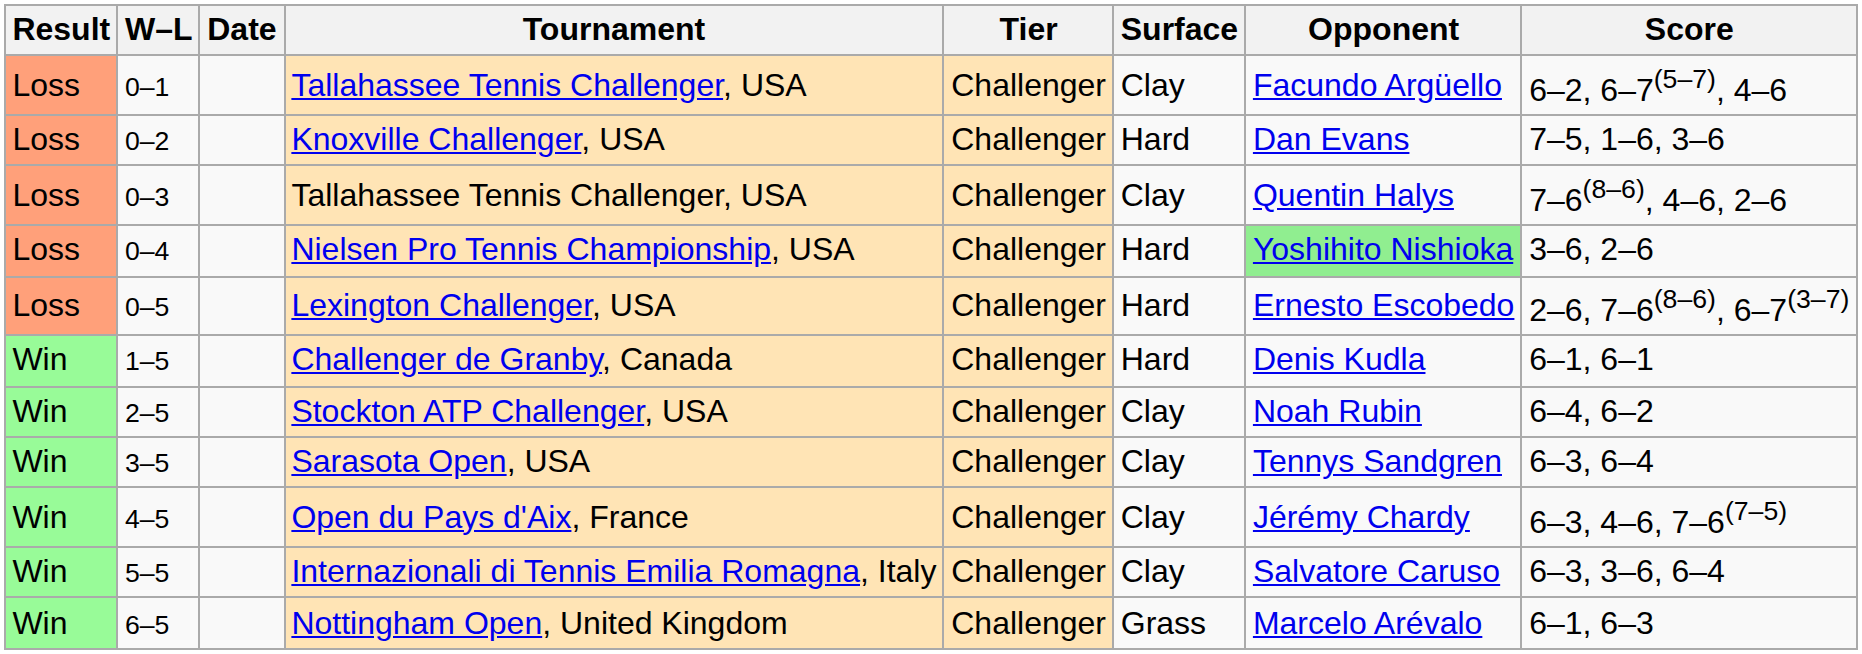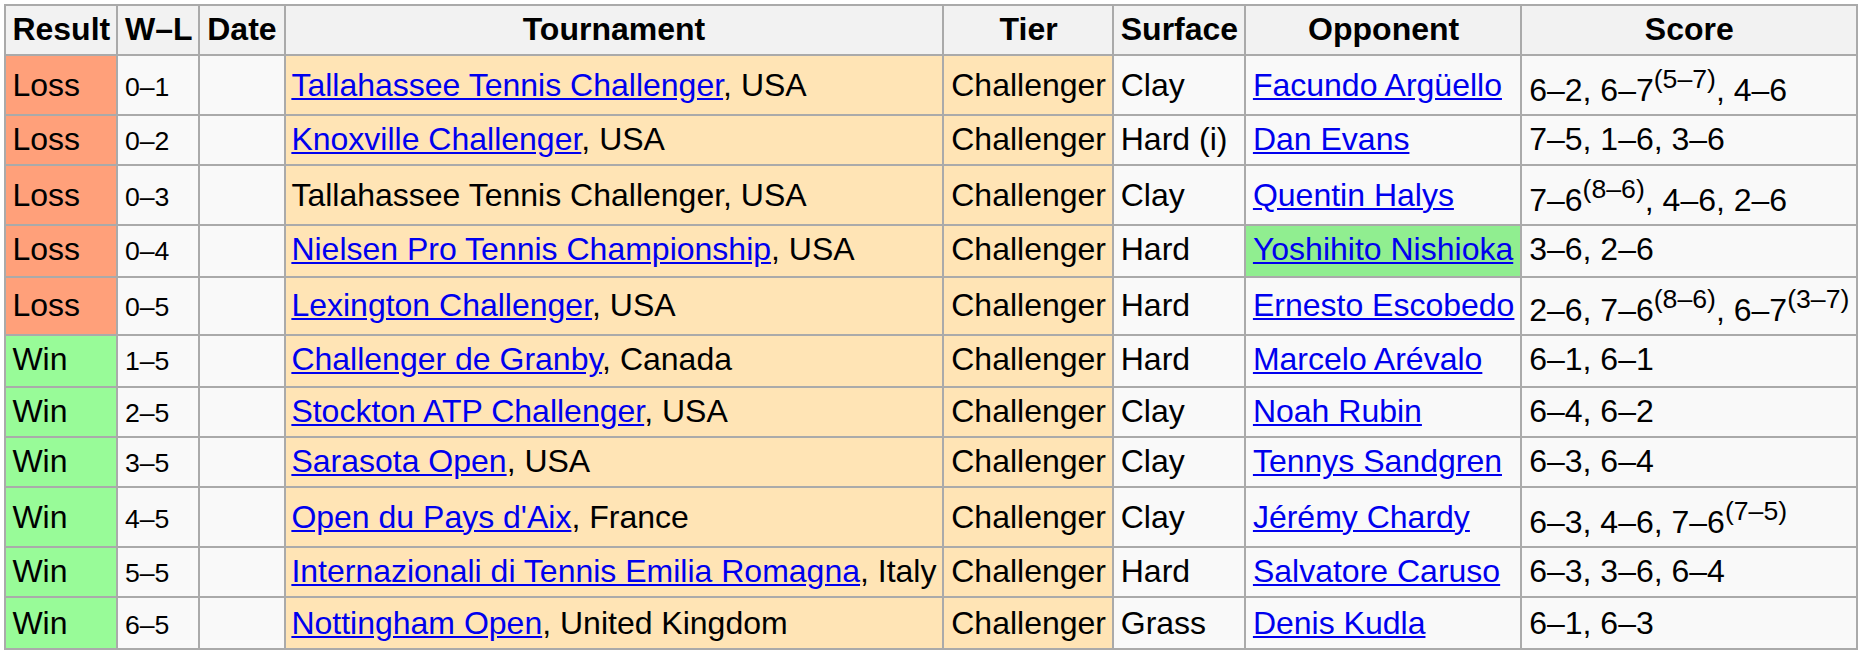(1155, 140) Hard -> (1174, 140) Hard (i)
(1339, 360) Denis Kudla -> (1368, 360) Marcelo Arévalo
(1153, 572) Clay -> (1155, 572) Hard
(1368, 622) Marcelo Arévalo -> (1339, 622) Denis Kudla
